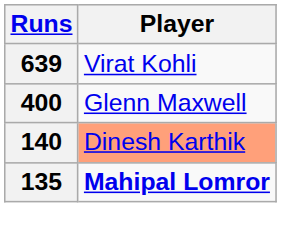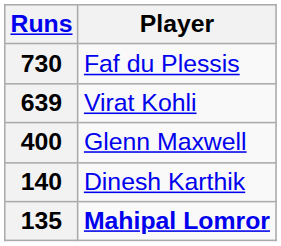+ row: (41, 63)
(165, 142) lightsalmon background -> (165, 181) no background
